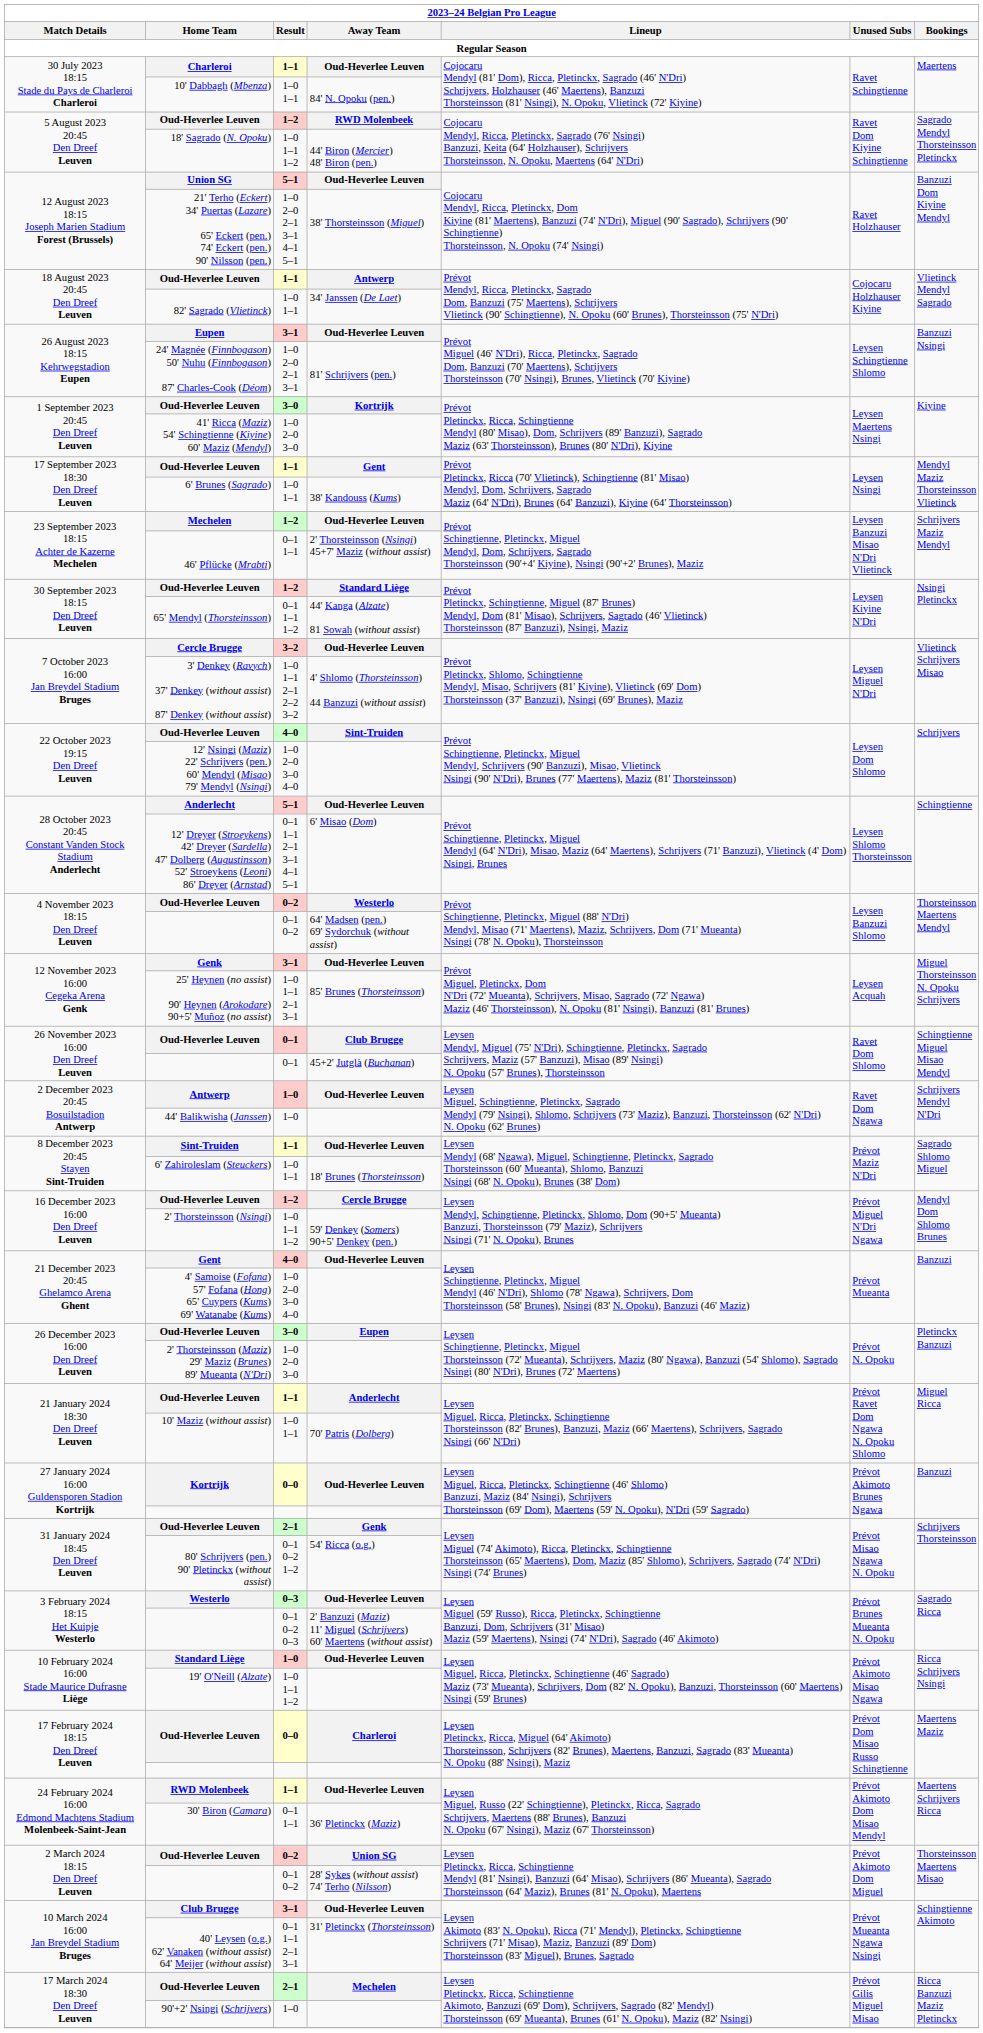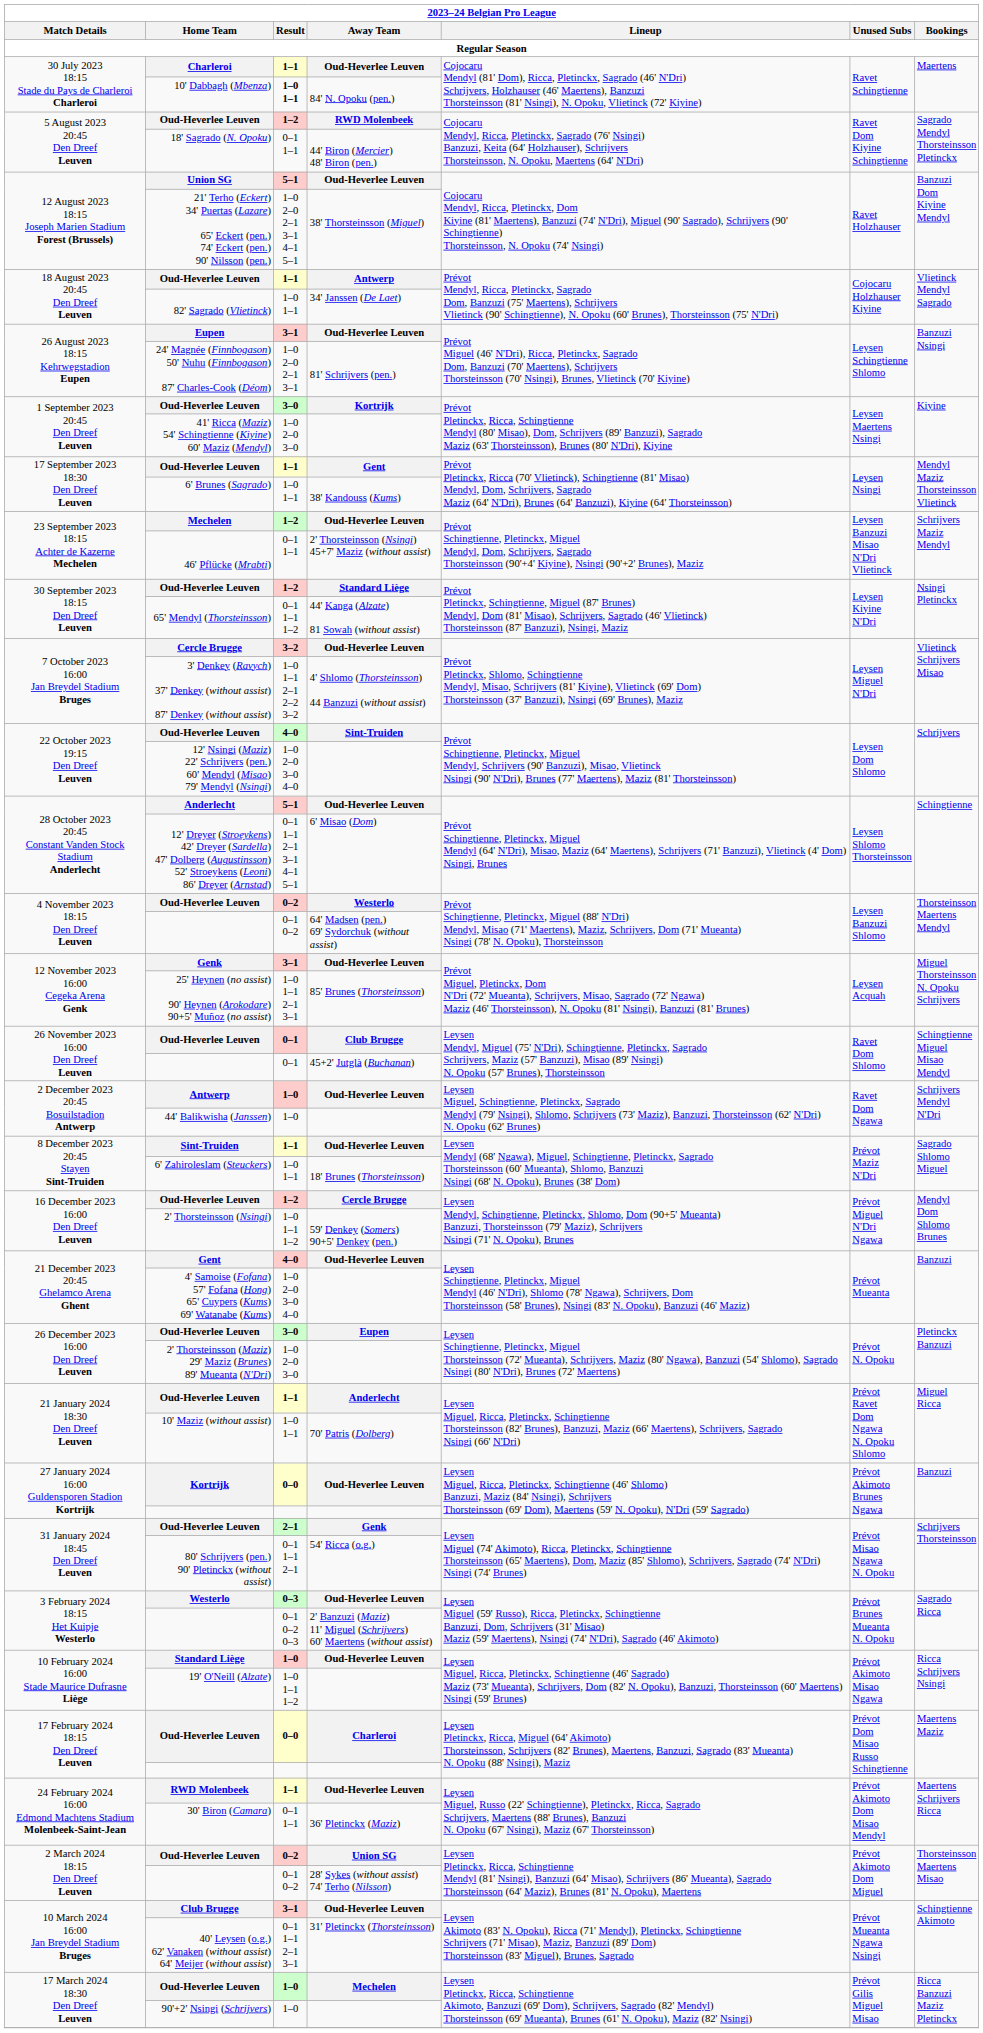(290, 91) normal -> (290, 91) bold
(290, 150) 1–0 1–1 1–2 -> (290, 144) 0–1 1–1
(290, 1556) 0–1 0–2 1–2 -> (290, 1556) 0–1 1–1 2–1
(290, 1986) 2–1 -> (290, 1986) 1–0
